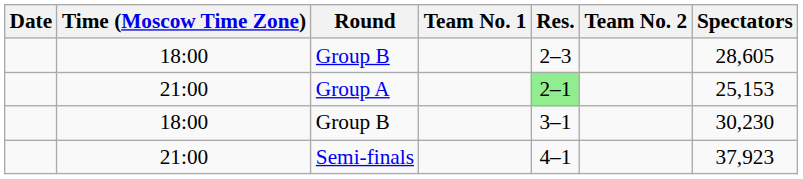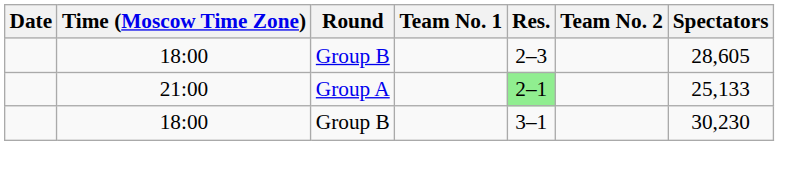(745, 88) 25,153 -> (721, 88) 25,133
- row: (184, 156)
